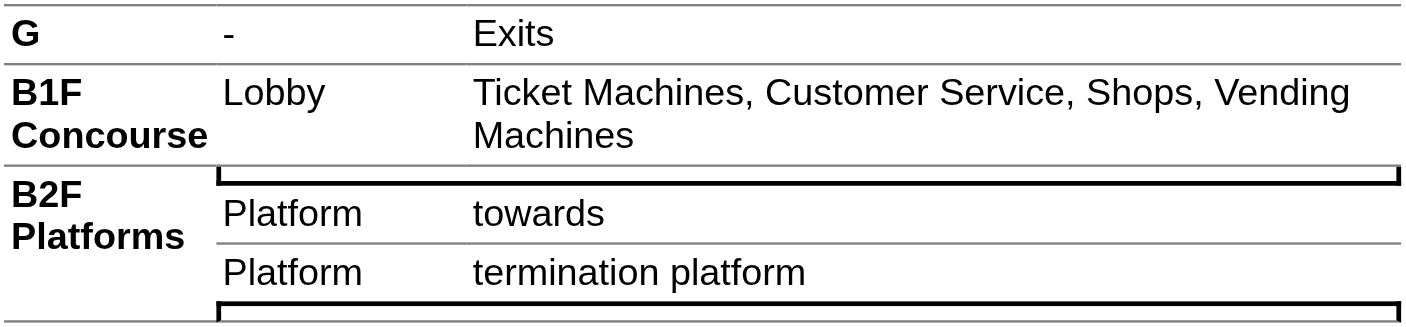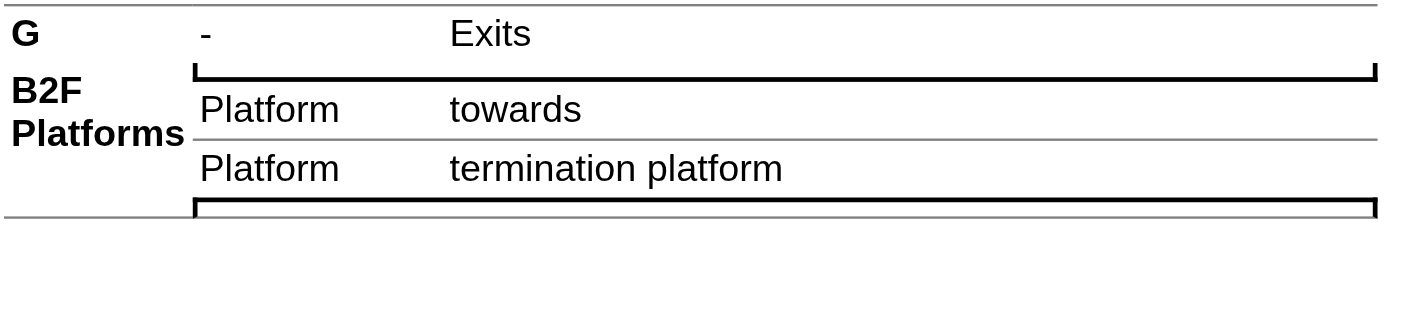- row: (274, 92)
